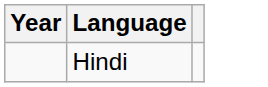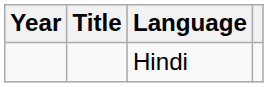+ column: (97, 23)
